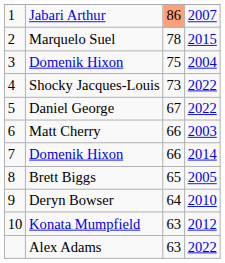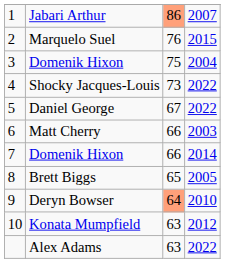(174, 39) 78 -> (174, 39) 76
(174, 200) no background -> (174, 200) lightsalmon background
